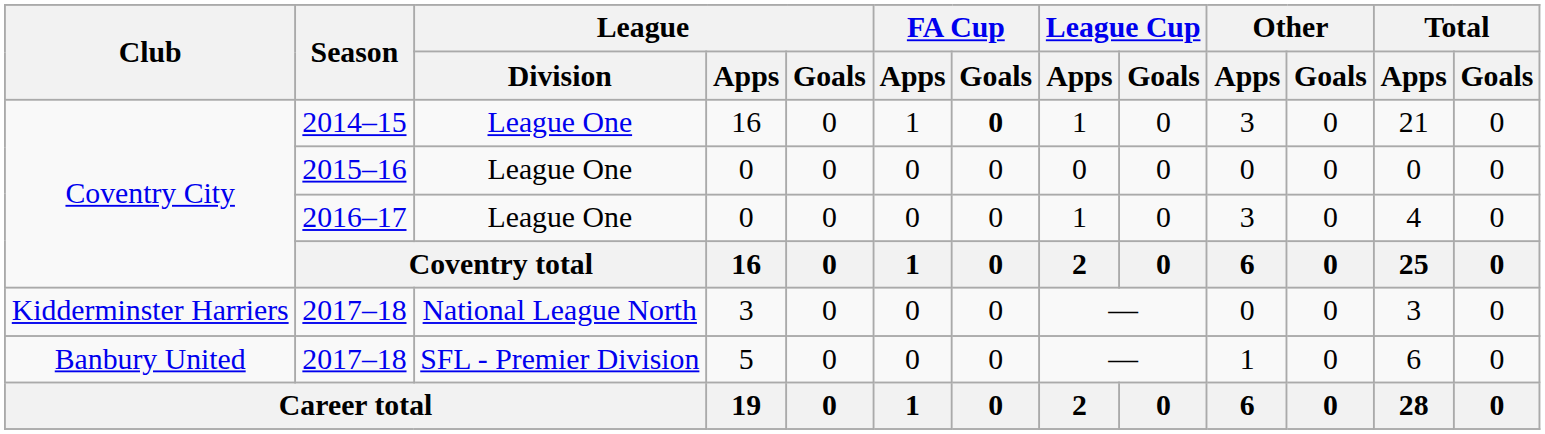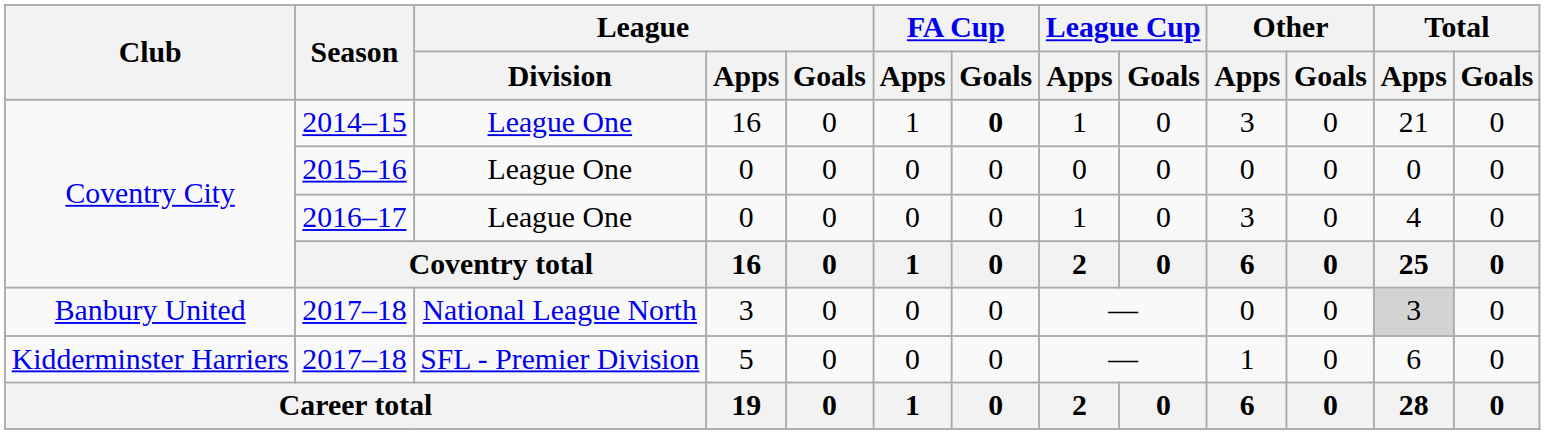(150, 311) Kidderminster Harriers -> (150, 311) Banbury United
(1414, 311) no background -> (1414, 311) lightgrey background
(150, 358) Banbury United -> (150, 358) Kidderminster Harriers
